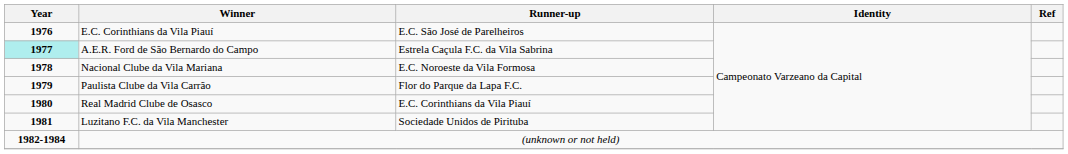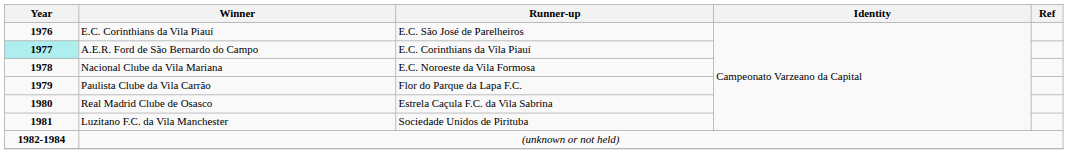(476, 50) Estrela Caçula F.C. da Vila Sabrina -> (465, 50) E.C. Corinthians da Vila Piauí
(465, 104) E.C. Corinthians da Vila Piauí -> (476, 104) Estrela Caçula F.C. da Vila Sabrina
